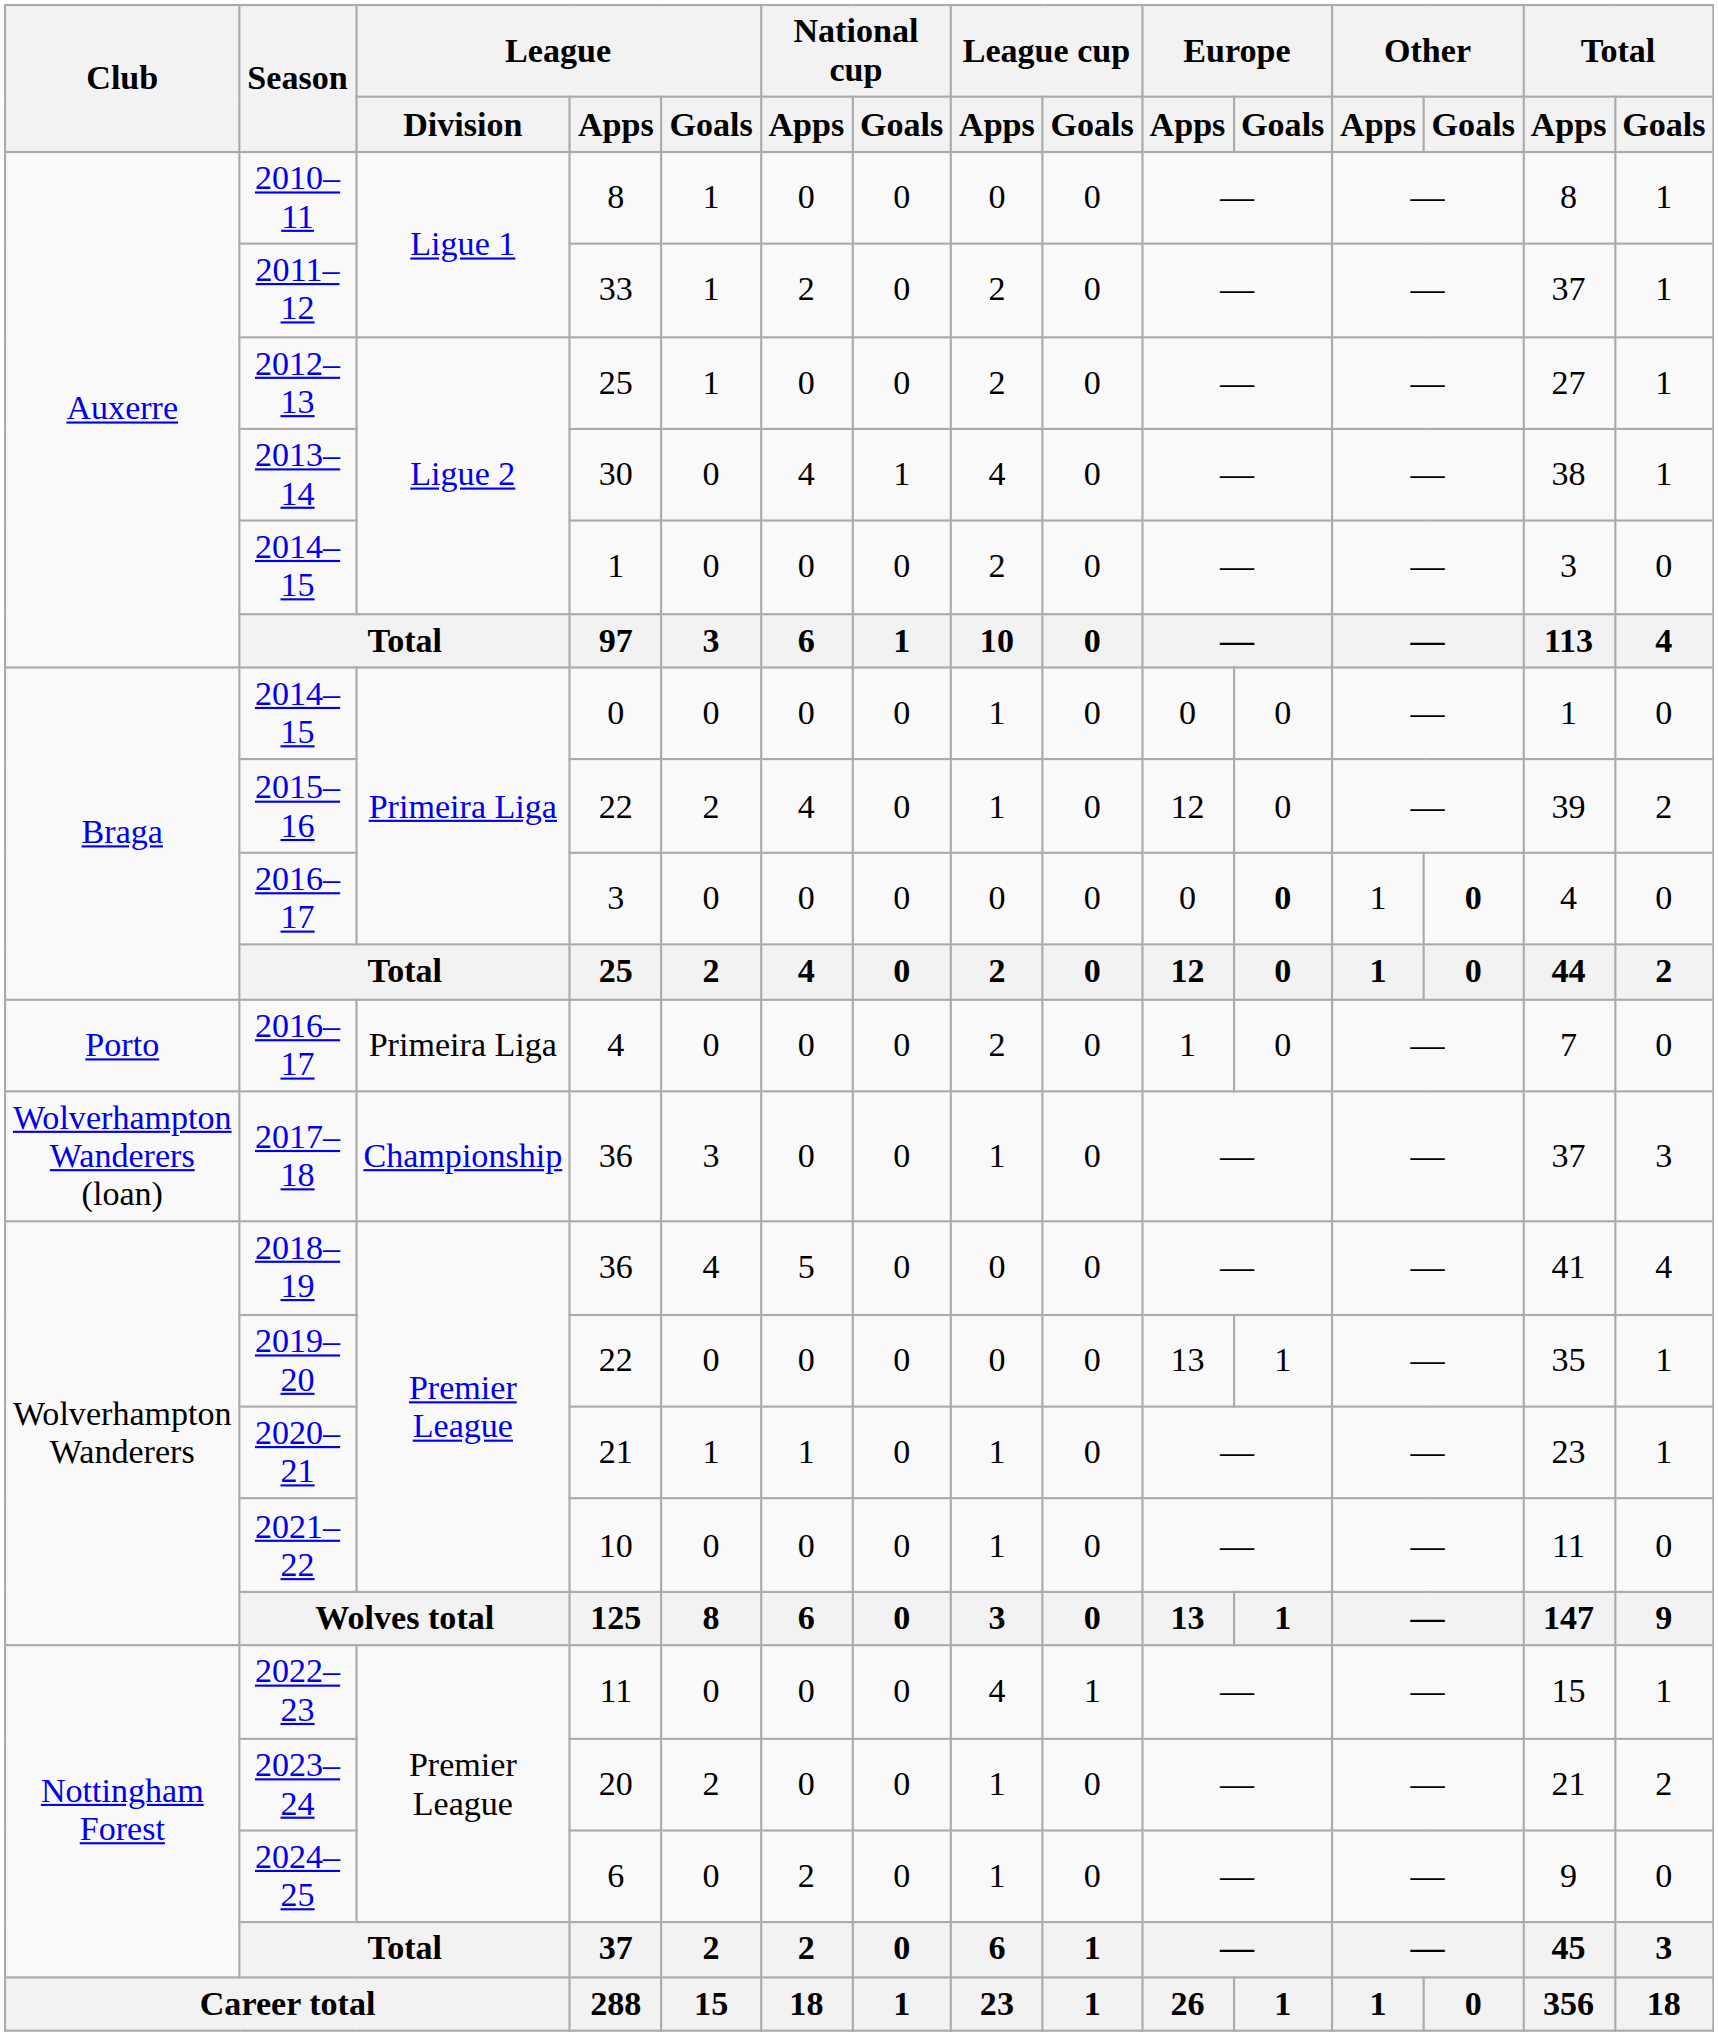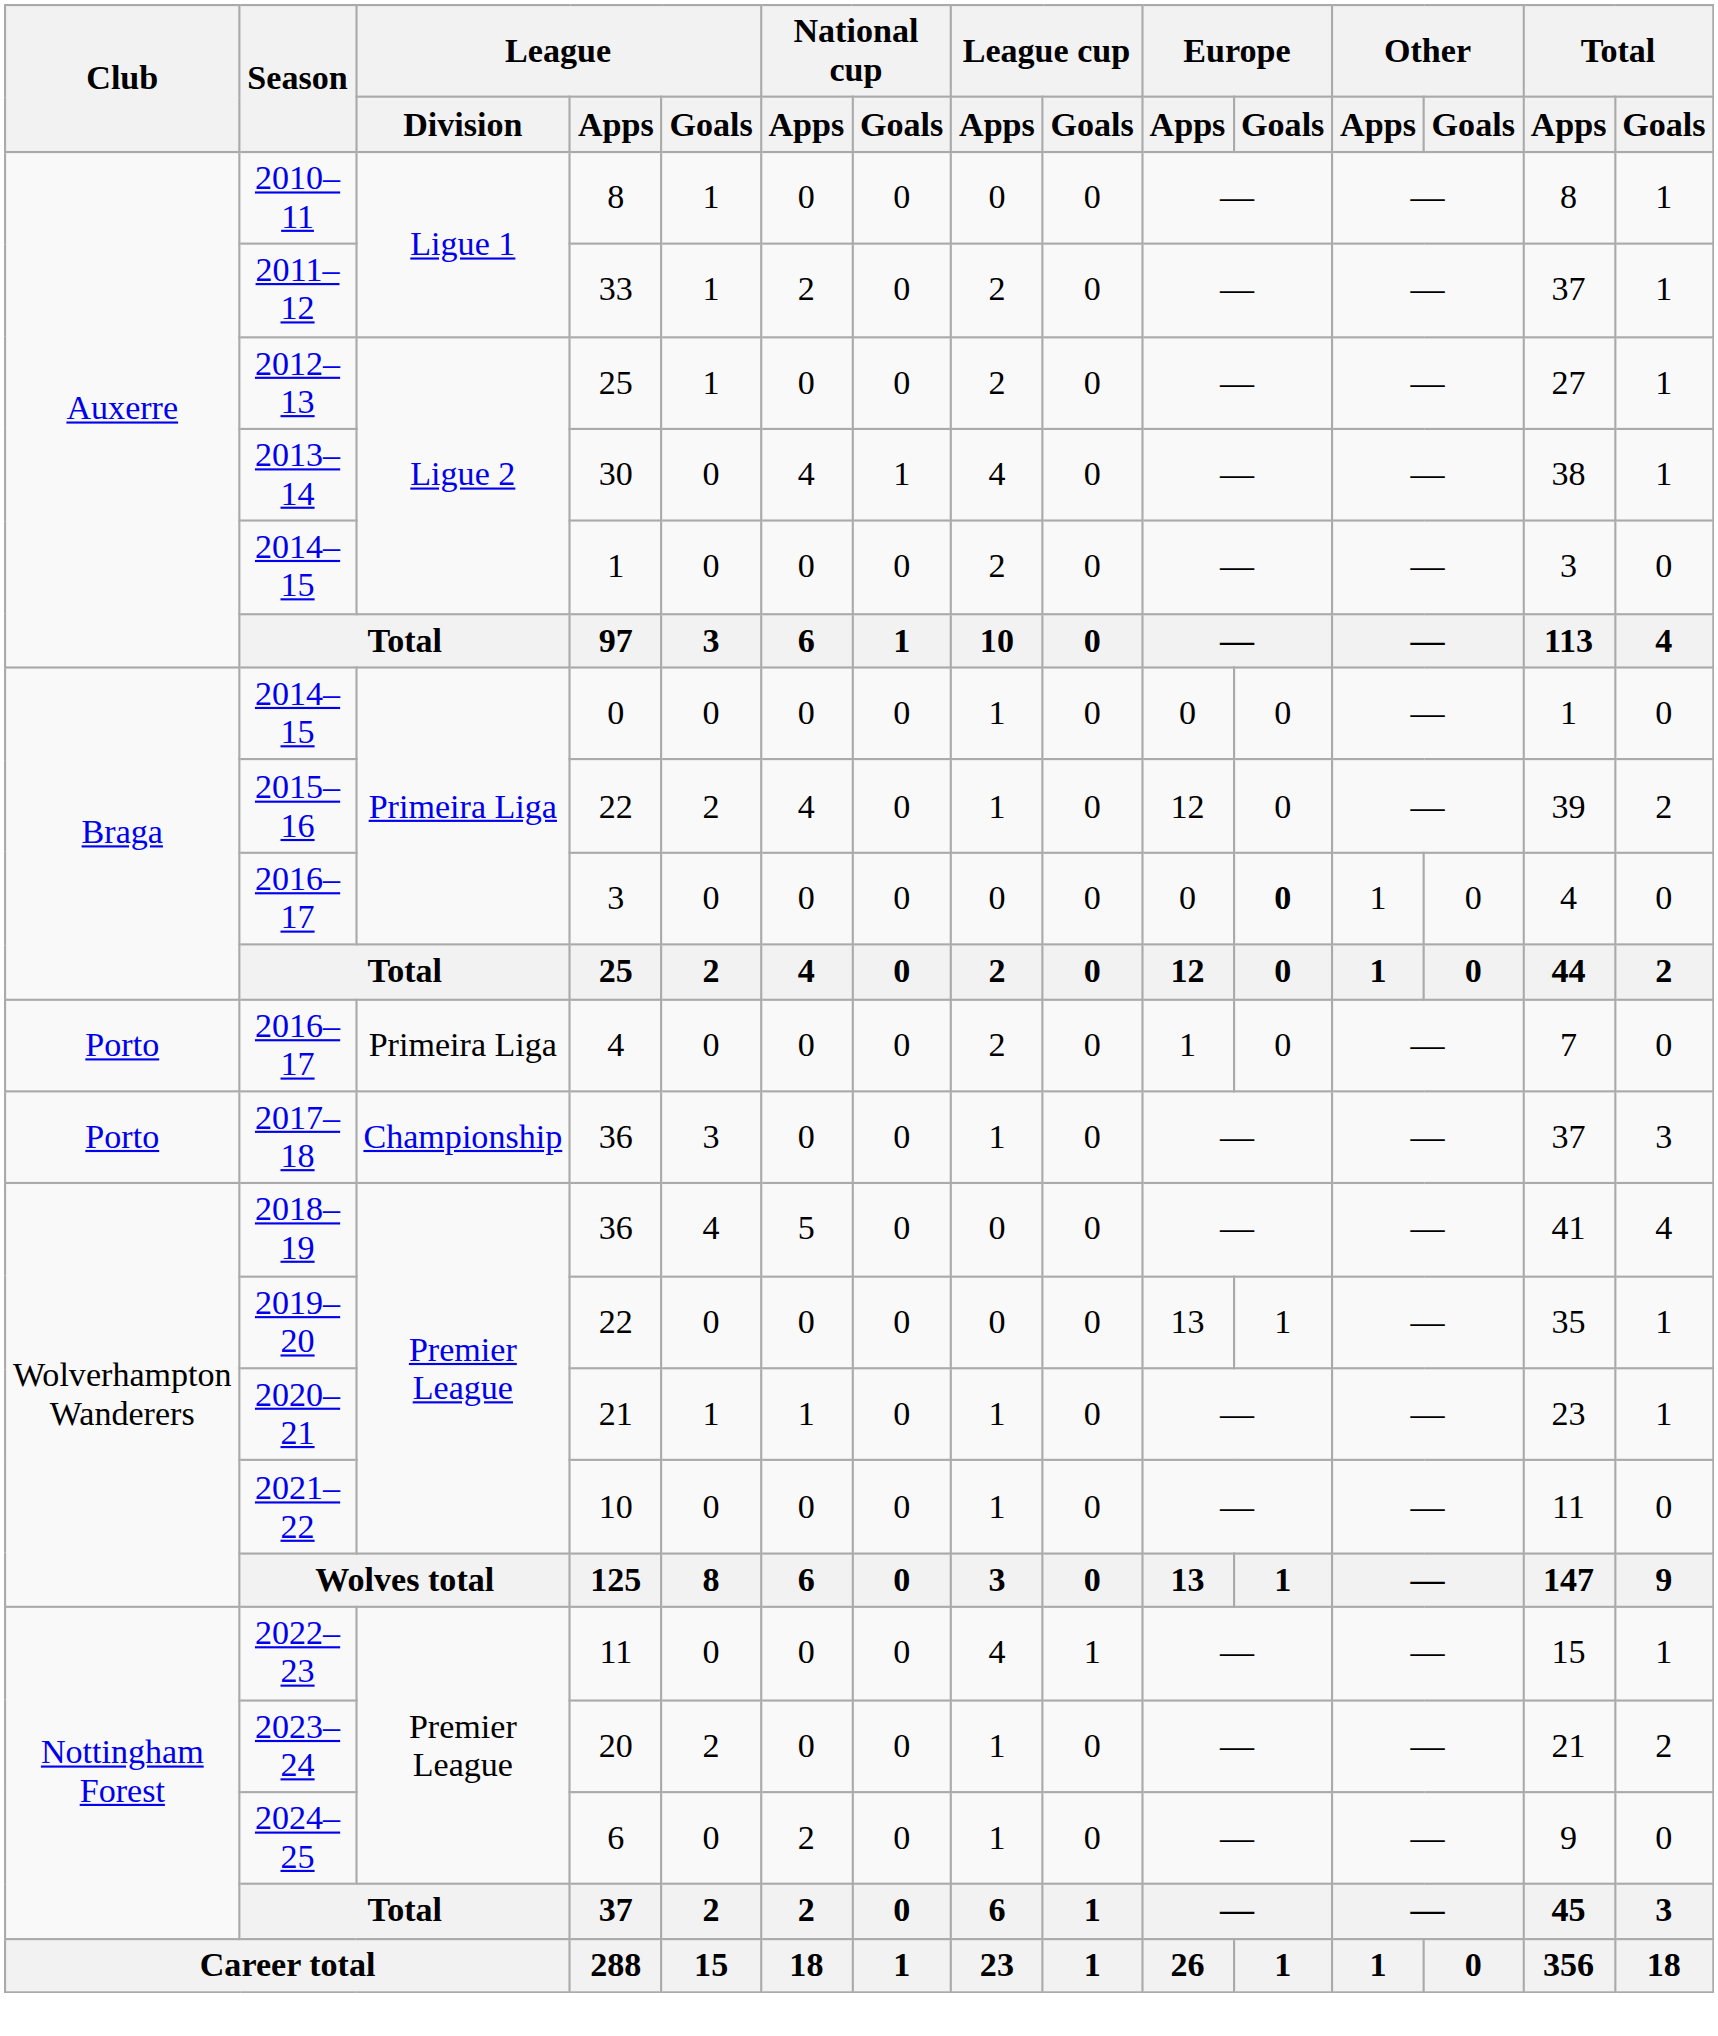(1473, 897) bold -> (1473, 897) normal
(122, 1155) Wolverhampton Wanderers (loan) -> (122, 1136) Porto
